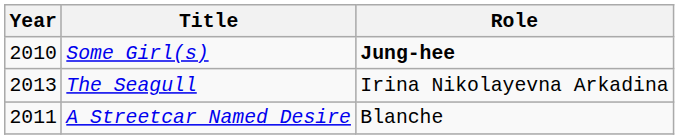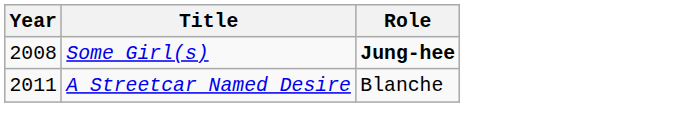(33, 53) 2010 -> (33, 53) 2008
- row: (132, 85)
